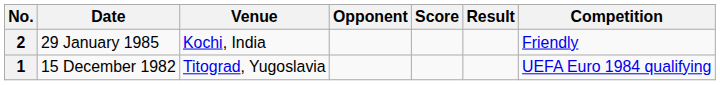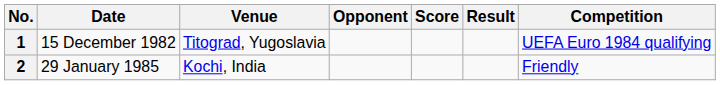rows swapped: (21, 67) <-> (21, 42)
